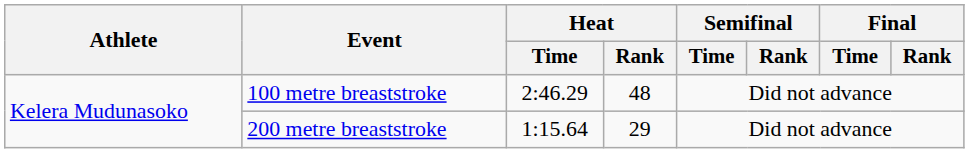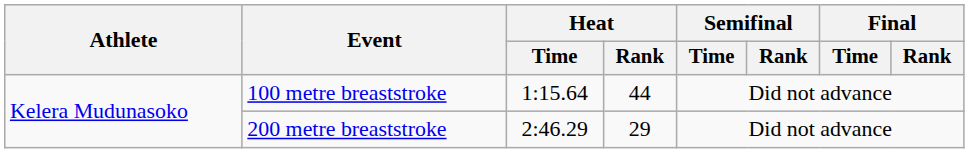(555, 93) 2:46.29 -> (555, 93) 1:15.64
(640, 93) 48 -> (640, 93) 44
(555, 129) 1:15.64 -> (555, 129) 2:46.29
